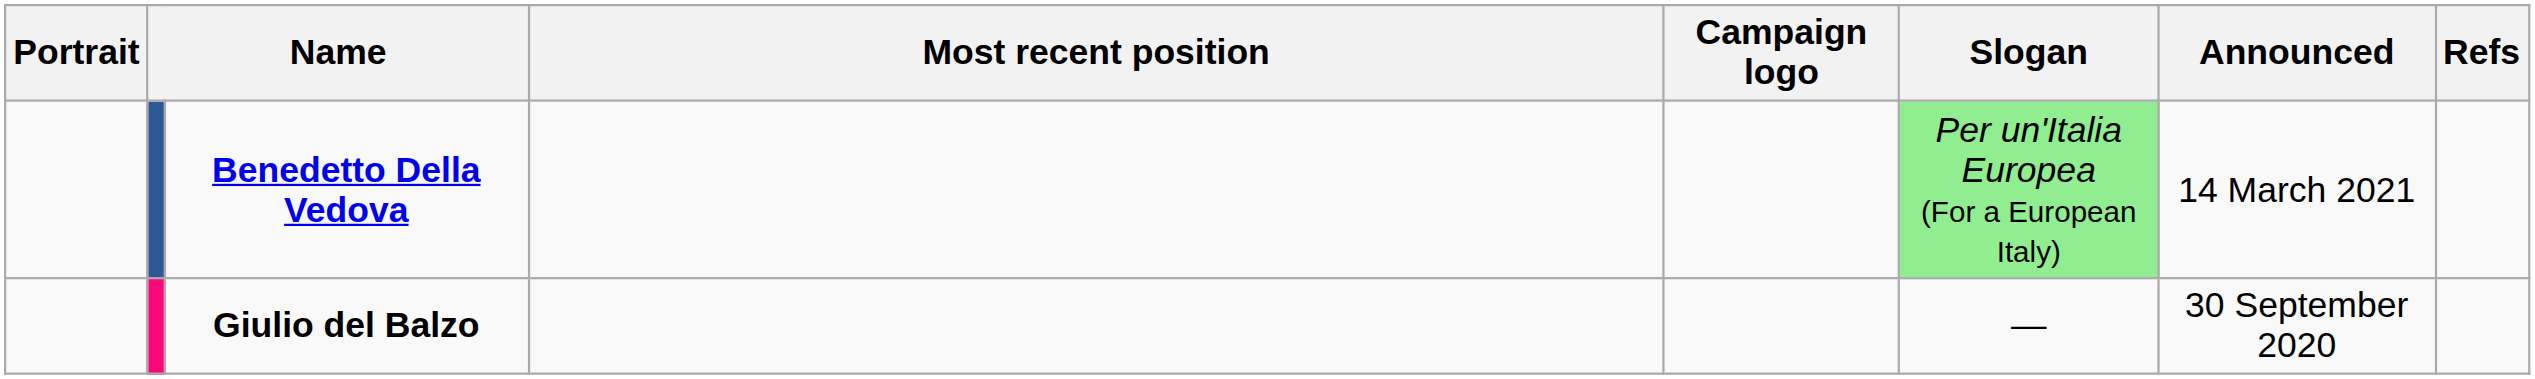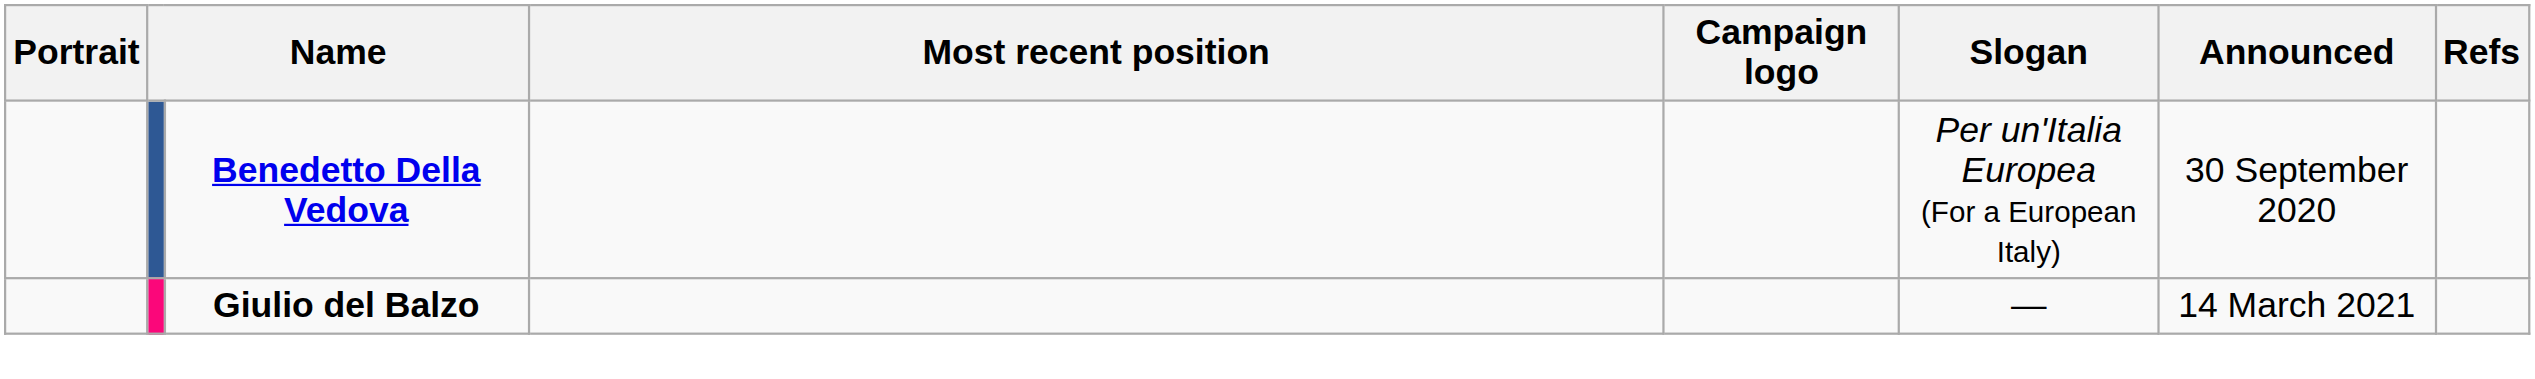(2029, 188) lightgreen background -> (2029, 188) no background
(2297, 188) 14 March 2021 -> (2297, 188) 30 September 2020
(2297, 325) 30 September 2020 -> (2297, 305) 14 March 2021
